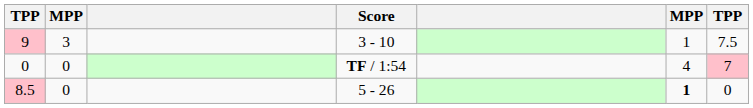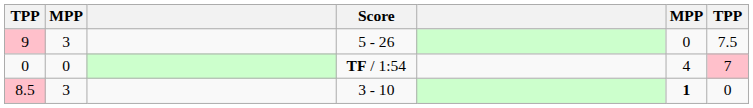(376, 41) 3 - 10 -> (376, 41) 5 - 26
(686, 41) 1 -> (686, 41) 0
(66, 90) 0 -> (66, 90) 3
(376, 90) 5 - 26 -> (376, 90) 3 - 10
